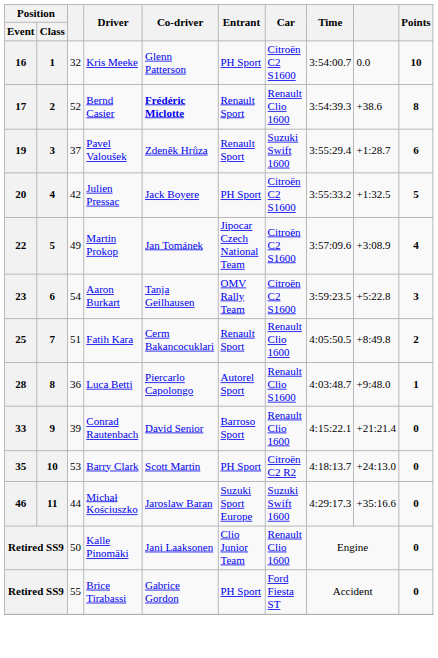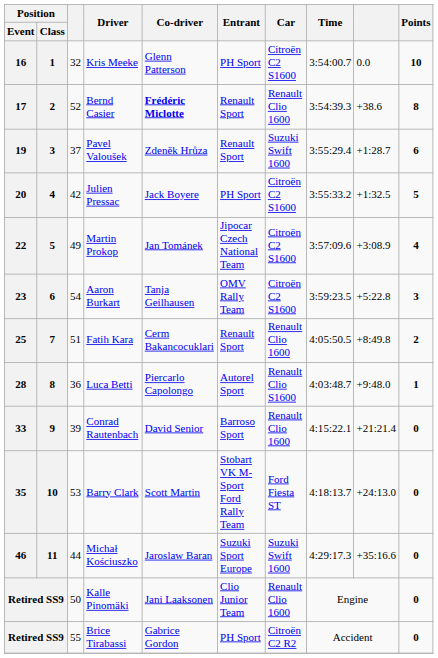(241, 465) PH Sport -> (236, 491) Stobart VK M-Sport Ford Rally Team
(284, 465) Citroën C2 R2 -> (281, 491) Ford Fiesta ST
(281, 591) Ford Fiesta ST -> (284, 636) Citroën C2 R2
